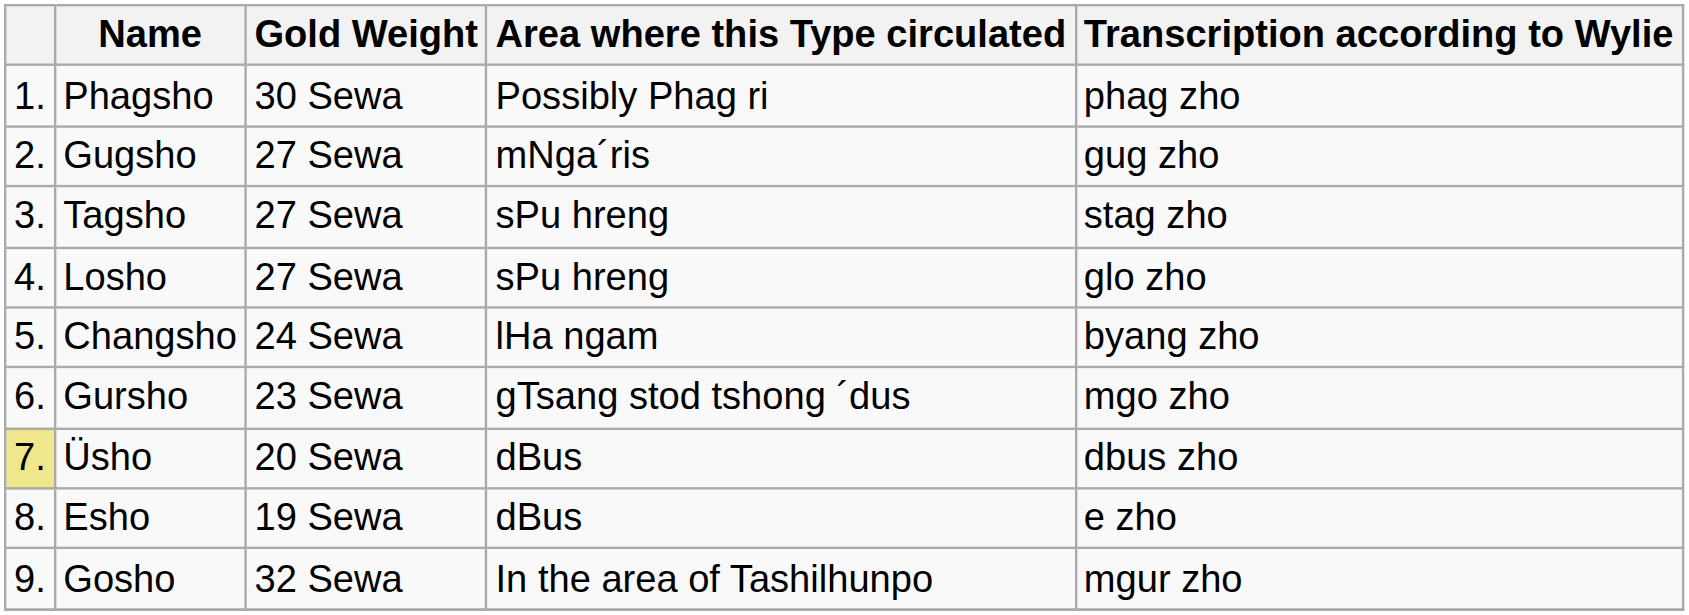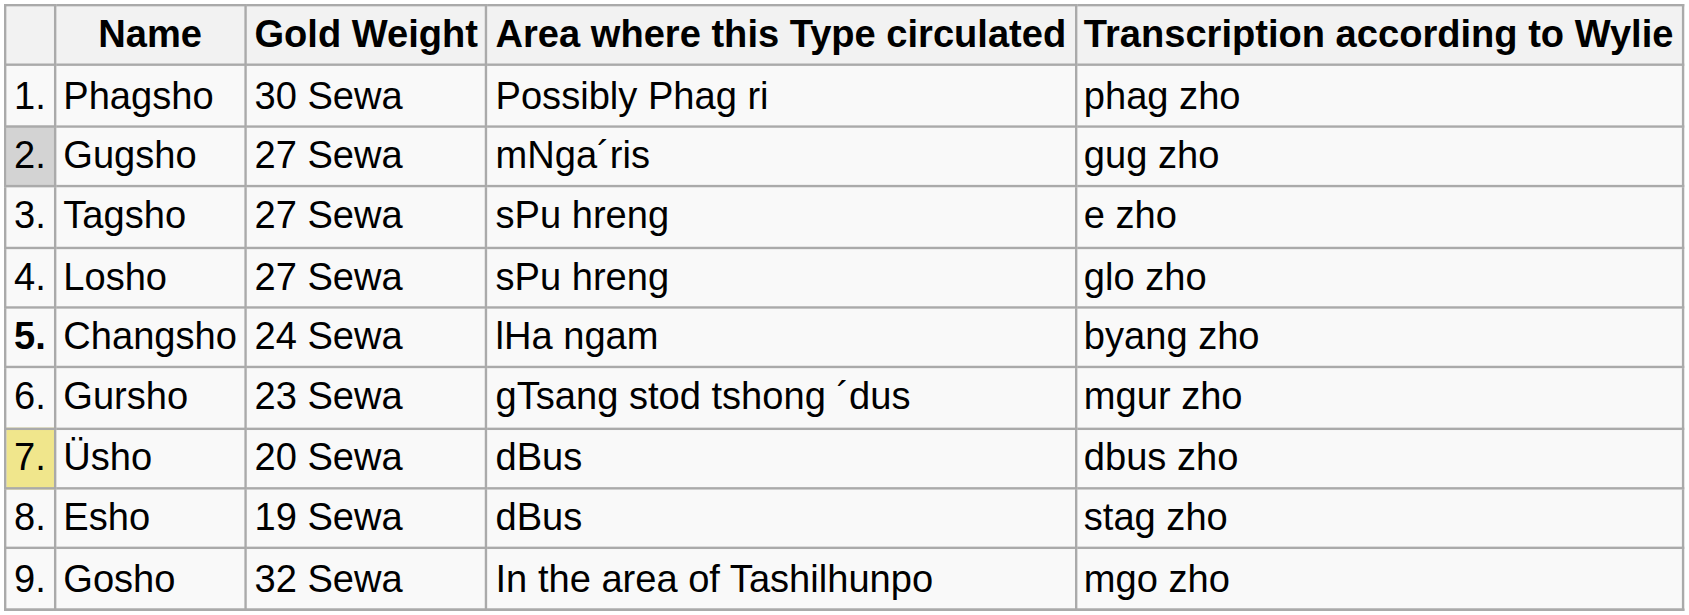(30, 155) no background -> (30, 155) lightgrey background
(1156, 215) stag zho -> (1130, 215) e zho
(30, 336) normal -> (30, 336) bold
(1157, 397) mgo zho -> (1163, 397) mgur zho
(1130, 517) e zho -> (1156, 517) stag zho
(1163, 578) mgur zho -> (1157, 578) mgo zho
